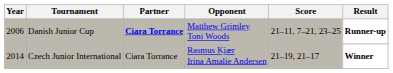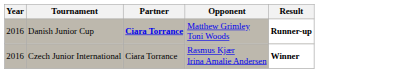- column: (306, 12)
(15, 31) 2006 -> (15, 31) 2016
(15, 56) 2014 -> (15, 56) 2016
